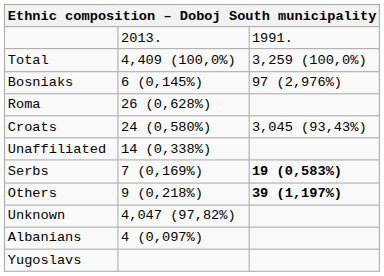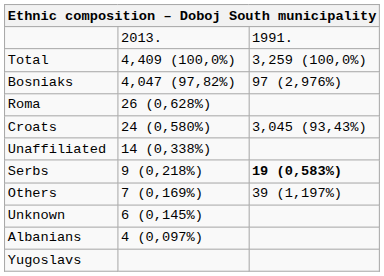(162, 82) 6 (0,145%) -> (178, 82) 4,047 (97,82%)
(162, 171) 7 (0,169%) -> (162, 171) 9 (0,218%)
(162, 194) 9 (0,218%) -> (162, 194) 7 (0,169%)
(297, 194) bold -> (297, 194) normal
(178, 216) 4,047 (97,82%) -> (162, 216) 6 (0,145%)
